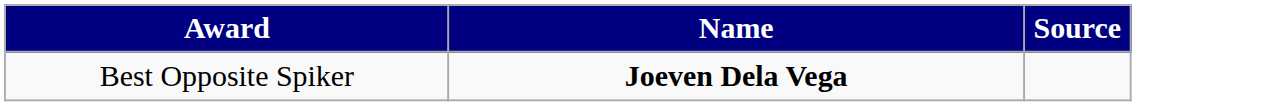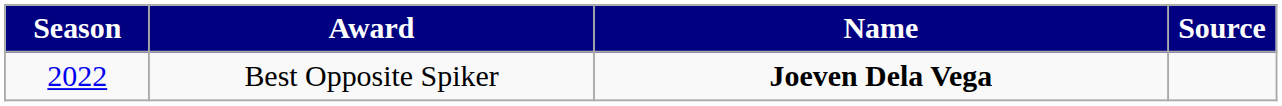+ column: (77, 28)
